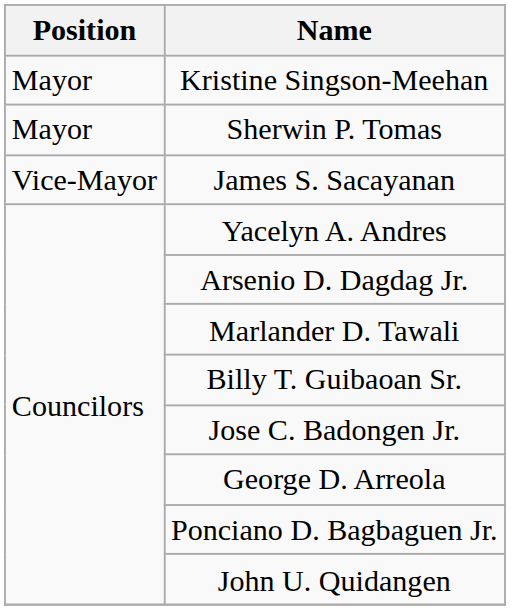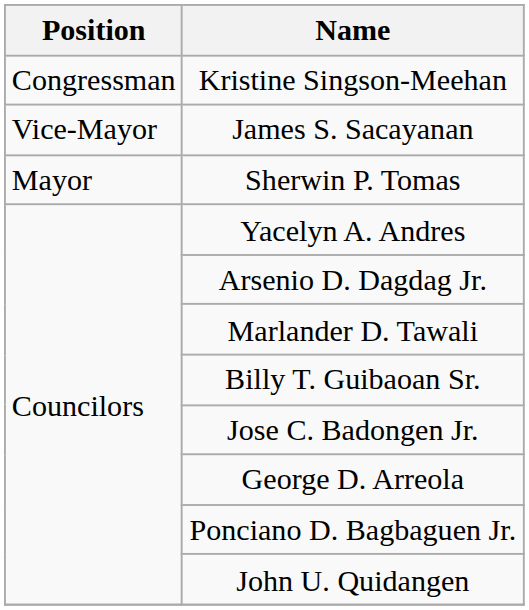(52, 80) Mayor -> (94, 80) Congressman
rows swapped: (334, 130) <-> (334, 180)
